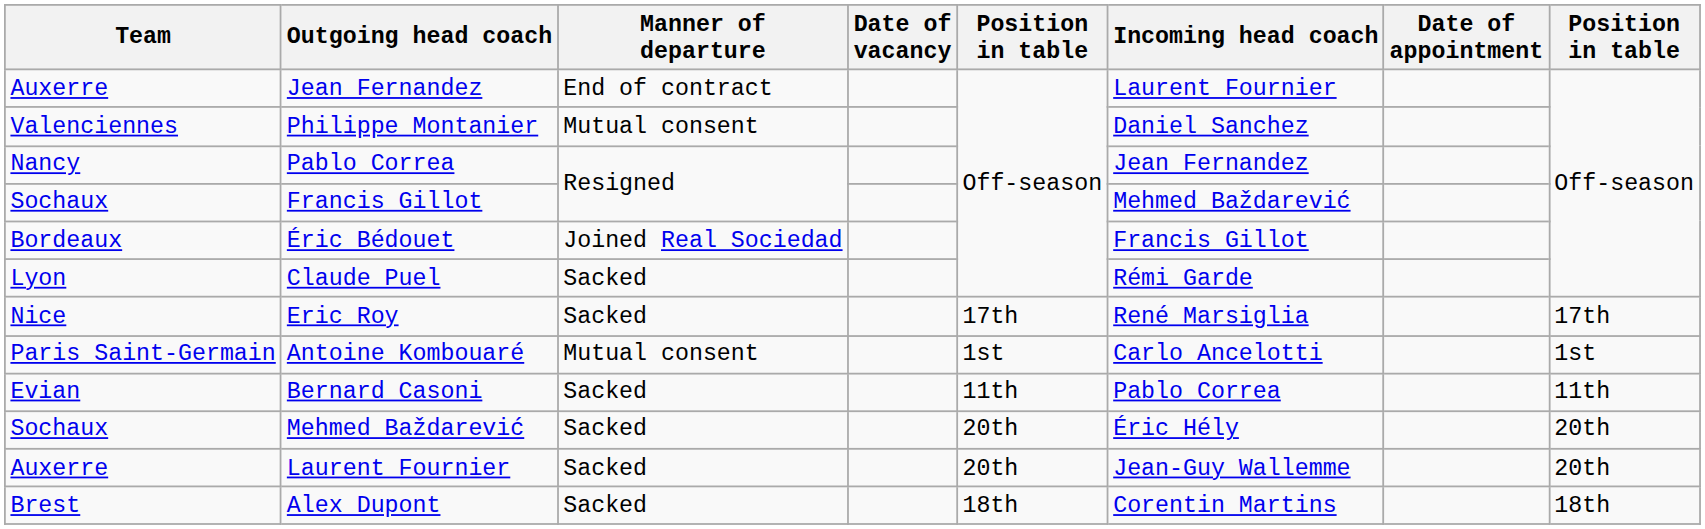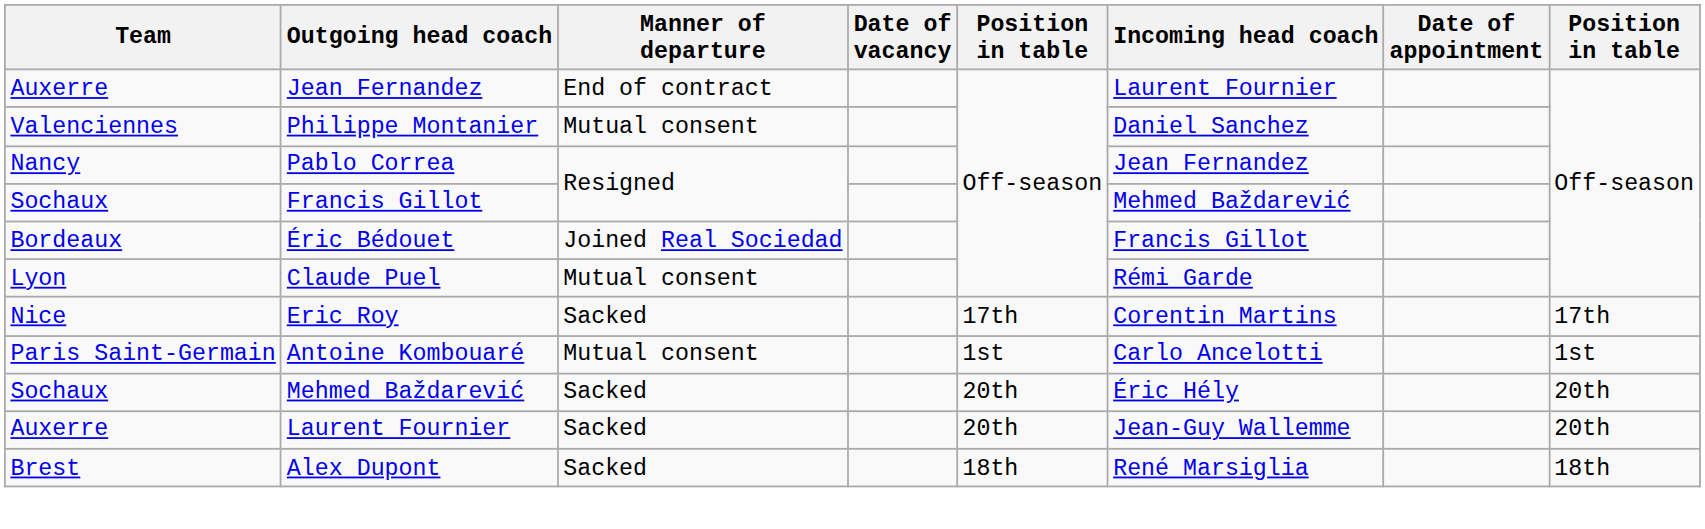(605, 278) Sacked -> (661, 278) Mutual consent
(1211, 316) René Marsiglia -> (1225, 316) Corentin Martins
- row: (385, 392)
(1225, 506) Corentin Martins -> (1211, 468) René Marsiglia
